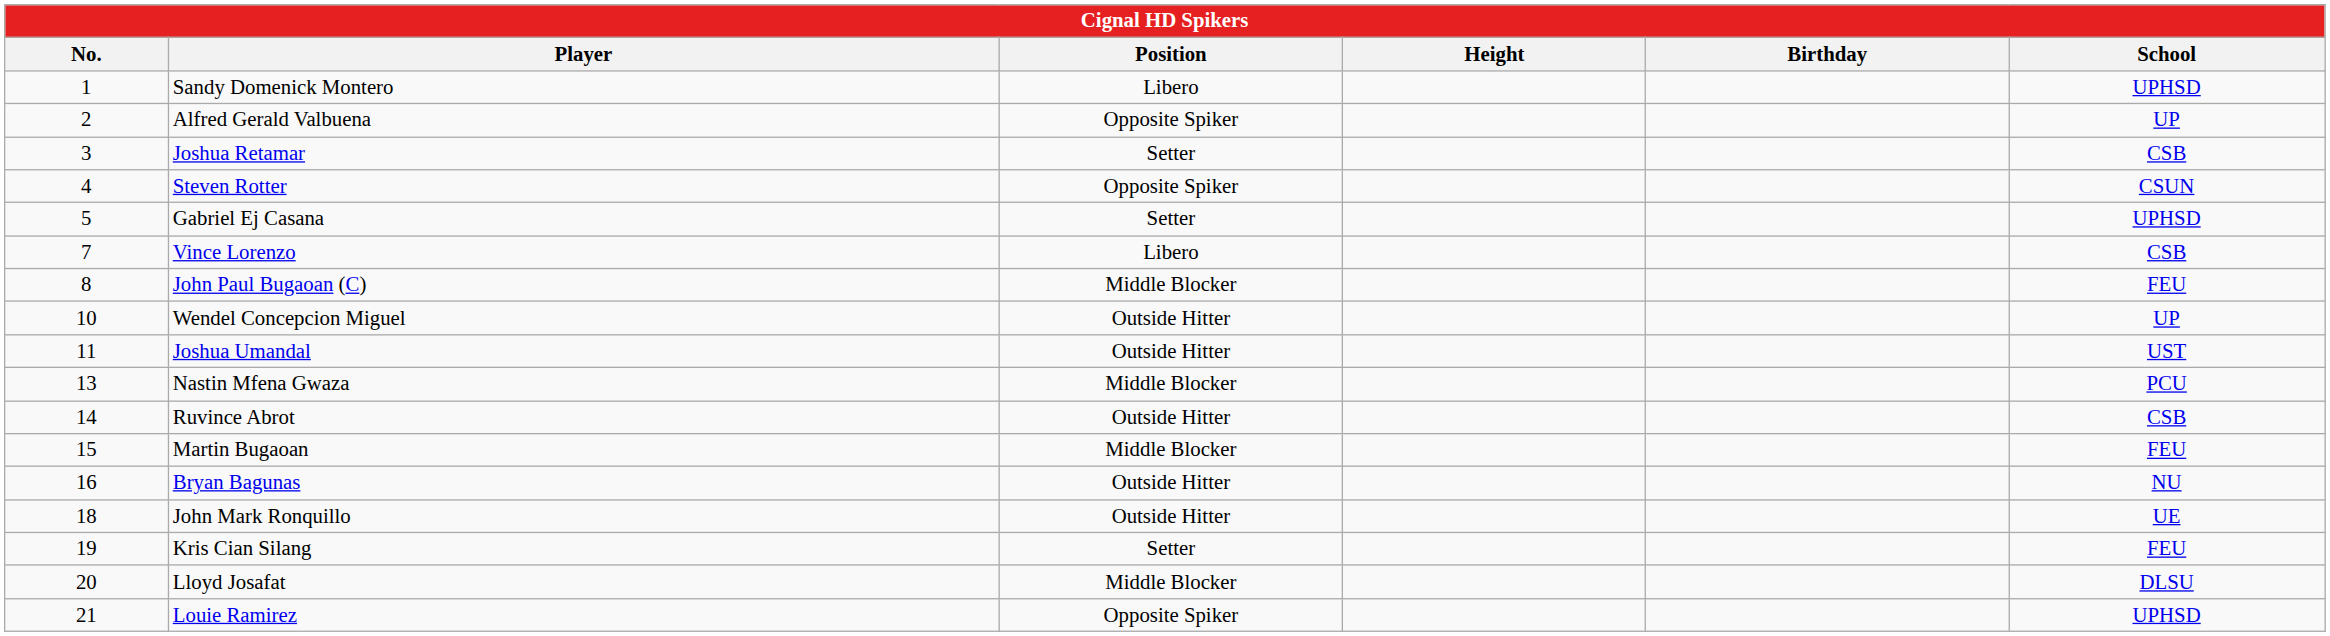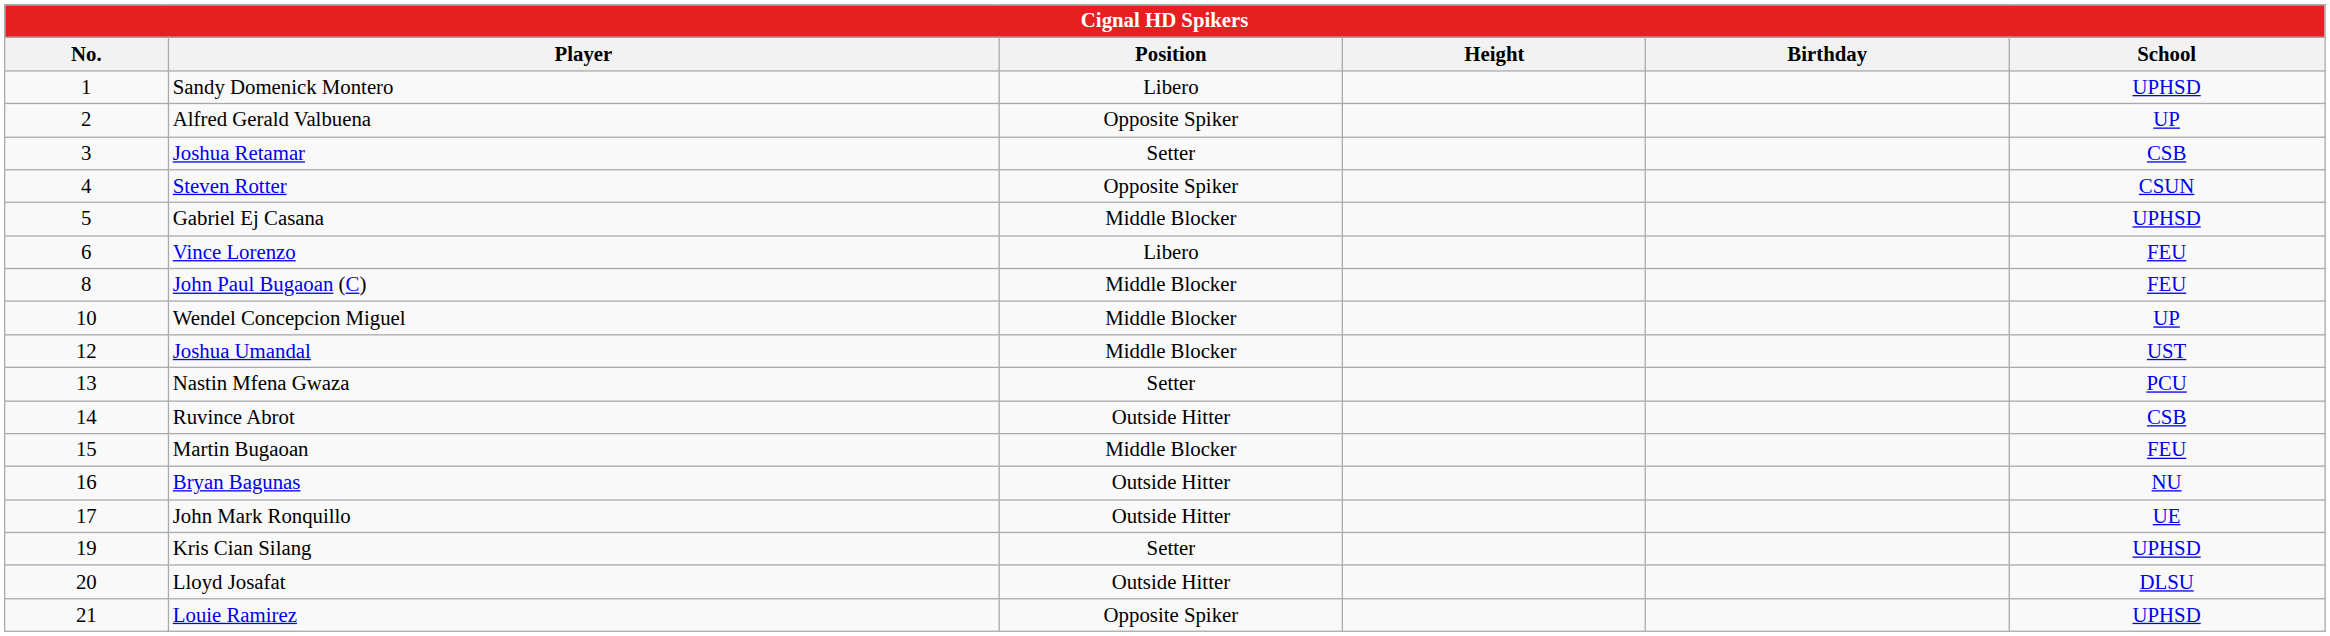(1171, 218) Setter -> (1171, 218) Middle Blocker
(86, 251) 7 -> (86, 251) 6
(2167, 251) CSB -> (2167, 251) FEU
(1171, 317) Outside Hitter -> (1171, 317) Middle Blocker
(86, 350) 11 -> (86, 350) 12
(1171, 350) Outside Hitter -> (1171, 350) Middle Blocker
(1171, 383) Middle Blocker -> (1171, 383) Setter
(86, 515) 18 -> (86, 515) 17
(2167, 548) FEU -> (2167, 548) UPHSD
(1171, 581) Middle Blocker -> (1171, 581) Outside Hitter
